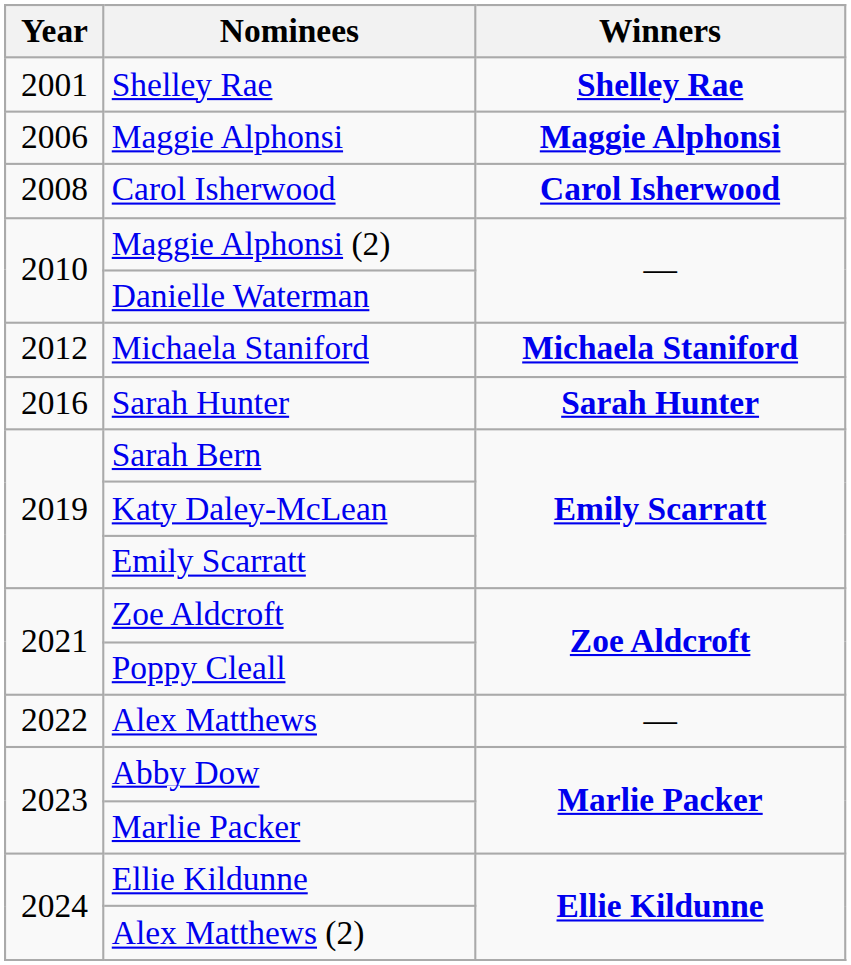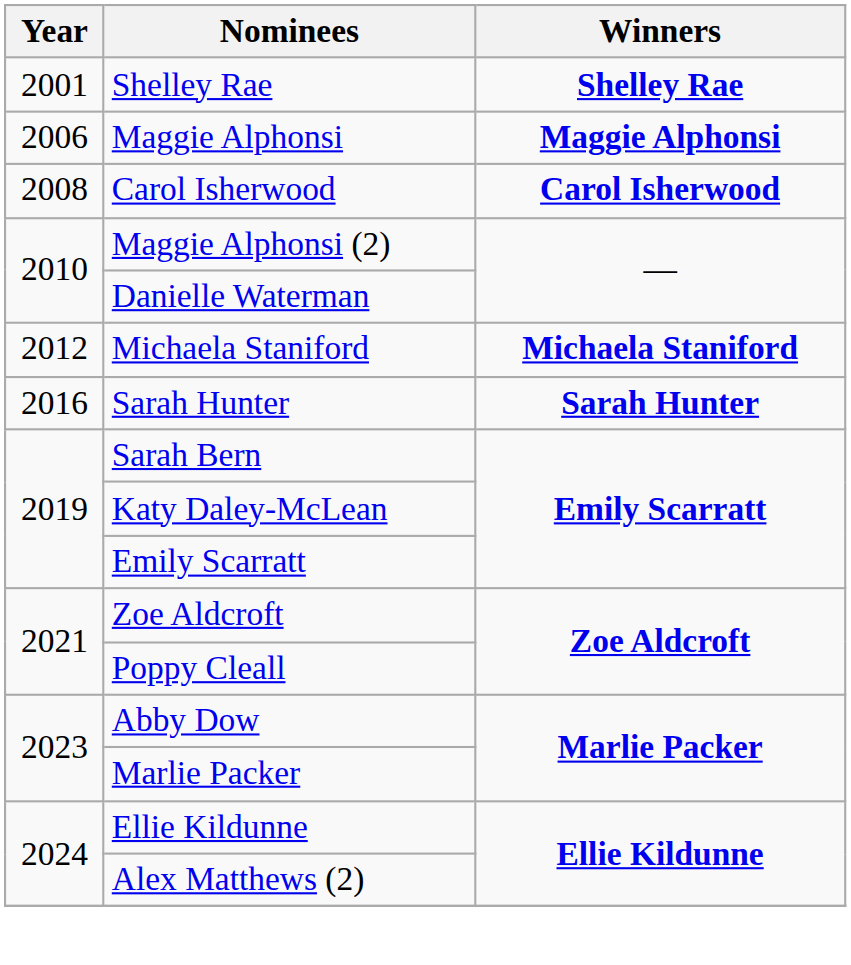- row: (214, 720)
